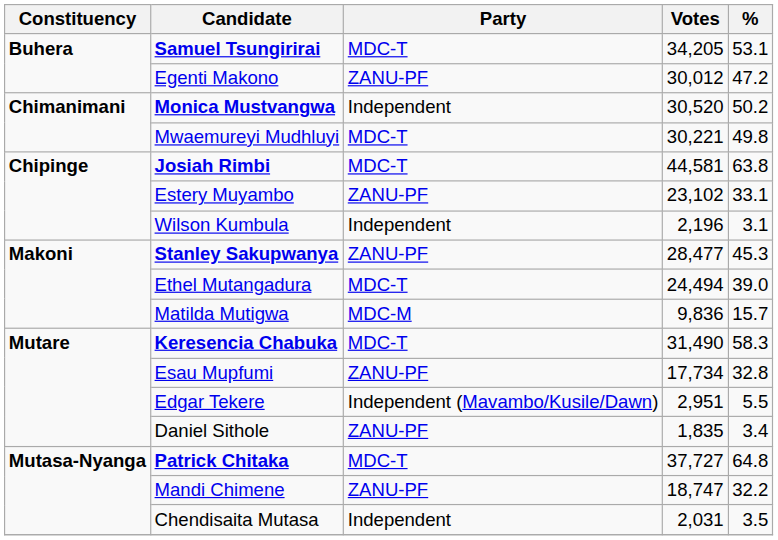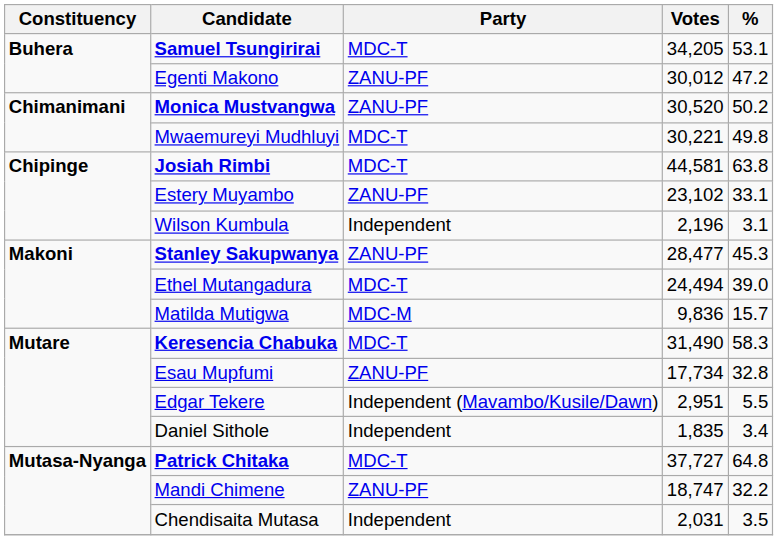(399, 107) Independent -> (388, 107) ZANU-PF
(388, 431) ZANU-PF -> (399, 431) Independent
